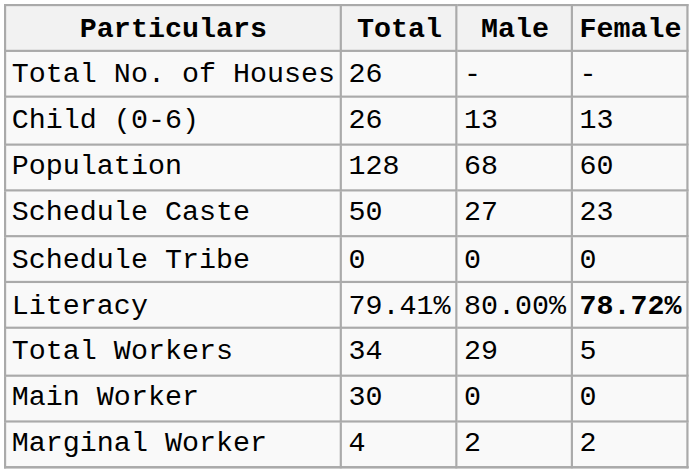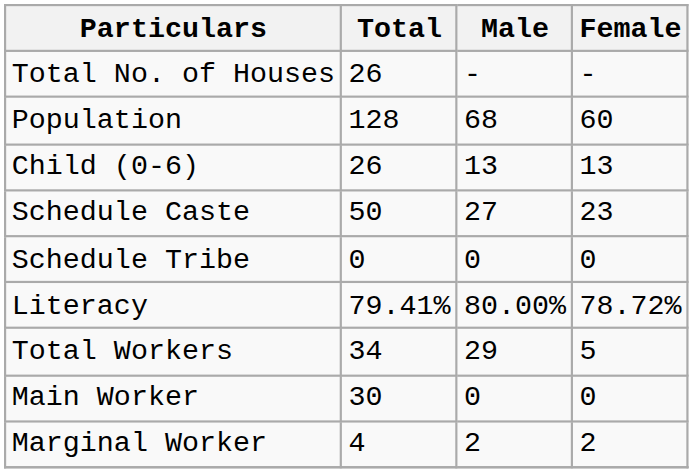rows swapped: (97, 167) <-> (105, 121)
(631, 305) bold -> (631, 305) normal
